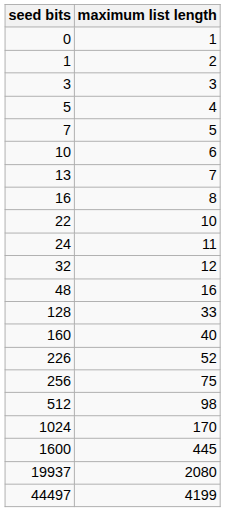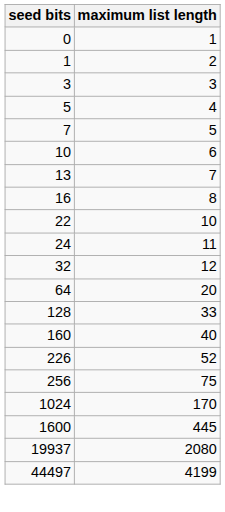- row: (63, 289)
+ row: (63, 289)
- row: (59, 404)
